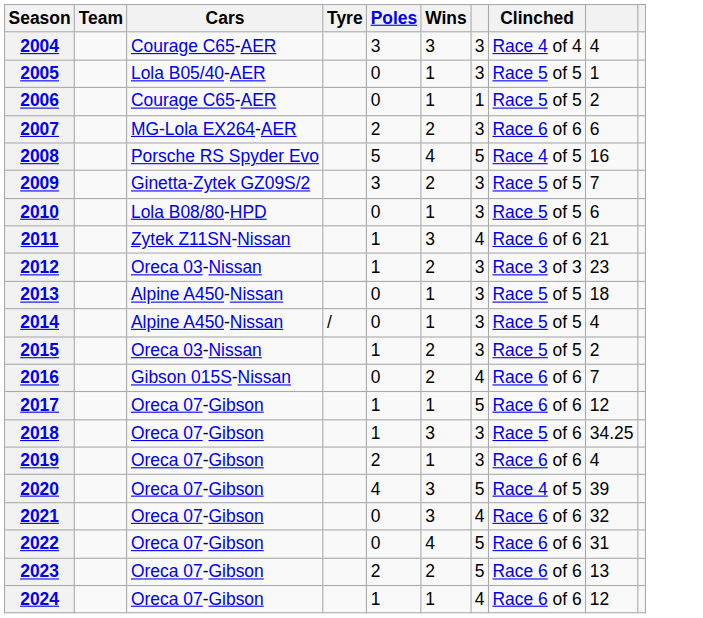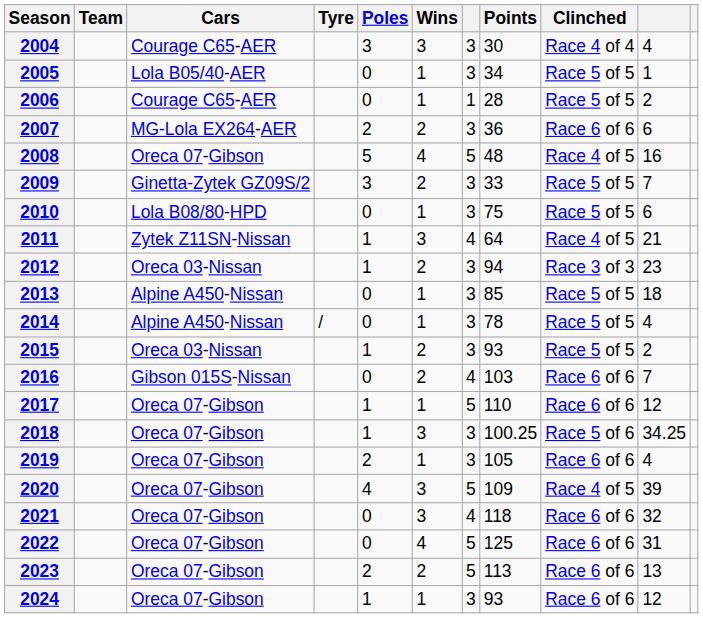+ column: (510, 18)
(225, 156) Porsche RS Spyder Evo -> (197, 156) Oreca 07-Gibson
(537, 239) Race 6 of 6 -> (590, 239) Race 4 of 5
(480, 599) 4 -> (471, 599) 3
